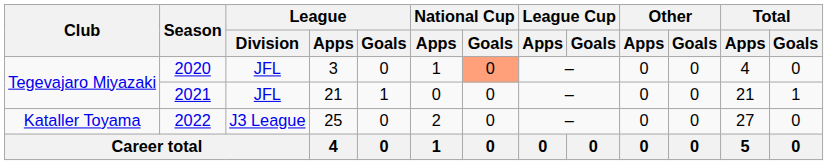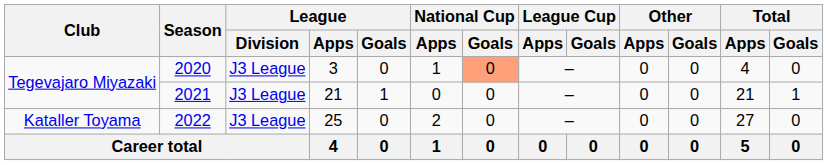(267, 69) JFL -> (267, 69) J3 League
(267, 95) JFL -> (267, 95) J3 League
